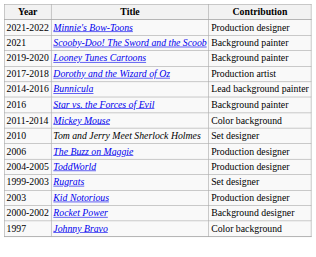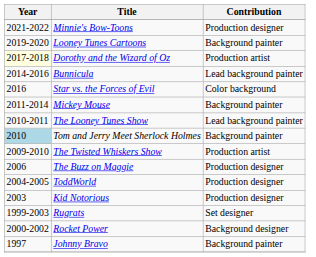- row: (130, 43)
(28, 74) no background -> (28, 58) lightyellow background
(250, 105) Background painter -> (241, 89) Color background
(247, 120) Color background -> (244, 105) Background painter
+ row: (101, 120)
(16, 136) no background -> (16, 136) lightblue background
(235, 136) Set designer -> (244, 136) Background painter
+ row: (108, 151)
rows swapped: (81, 197) <-> (69, 182)
(247, 228) Color background -> (244, 244) Background painter
